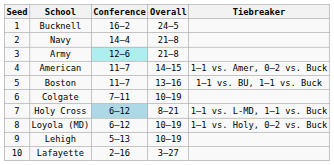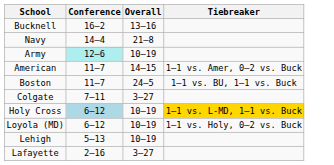- column: (17, 11)
(168, 26) 24–5 -> (143, 26) 13–16
(168, 54) 21–8 -> (143, 54) 10–19
(168, 82) 13–16 -> (143, 82) 24–5
(168, 97) 10–19 -> (143, 97) 3–27
(168, 111) 8–21 -> (143, 111) 10–19
(259, 111) no background -> (234, 111) gold background
